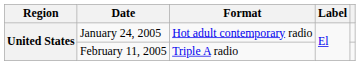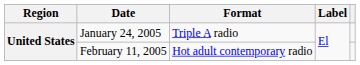(242, 32) Hot adult contemporary radio -> (205, 32) Triple A radio
(205, 51) Triple A radio -> (242, 51) Hot adult contemporary radio
